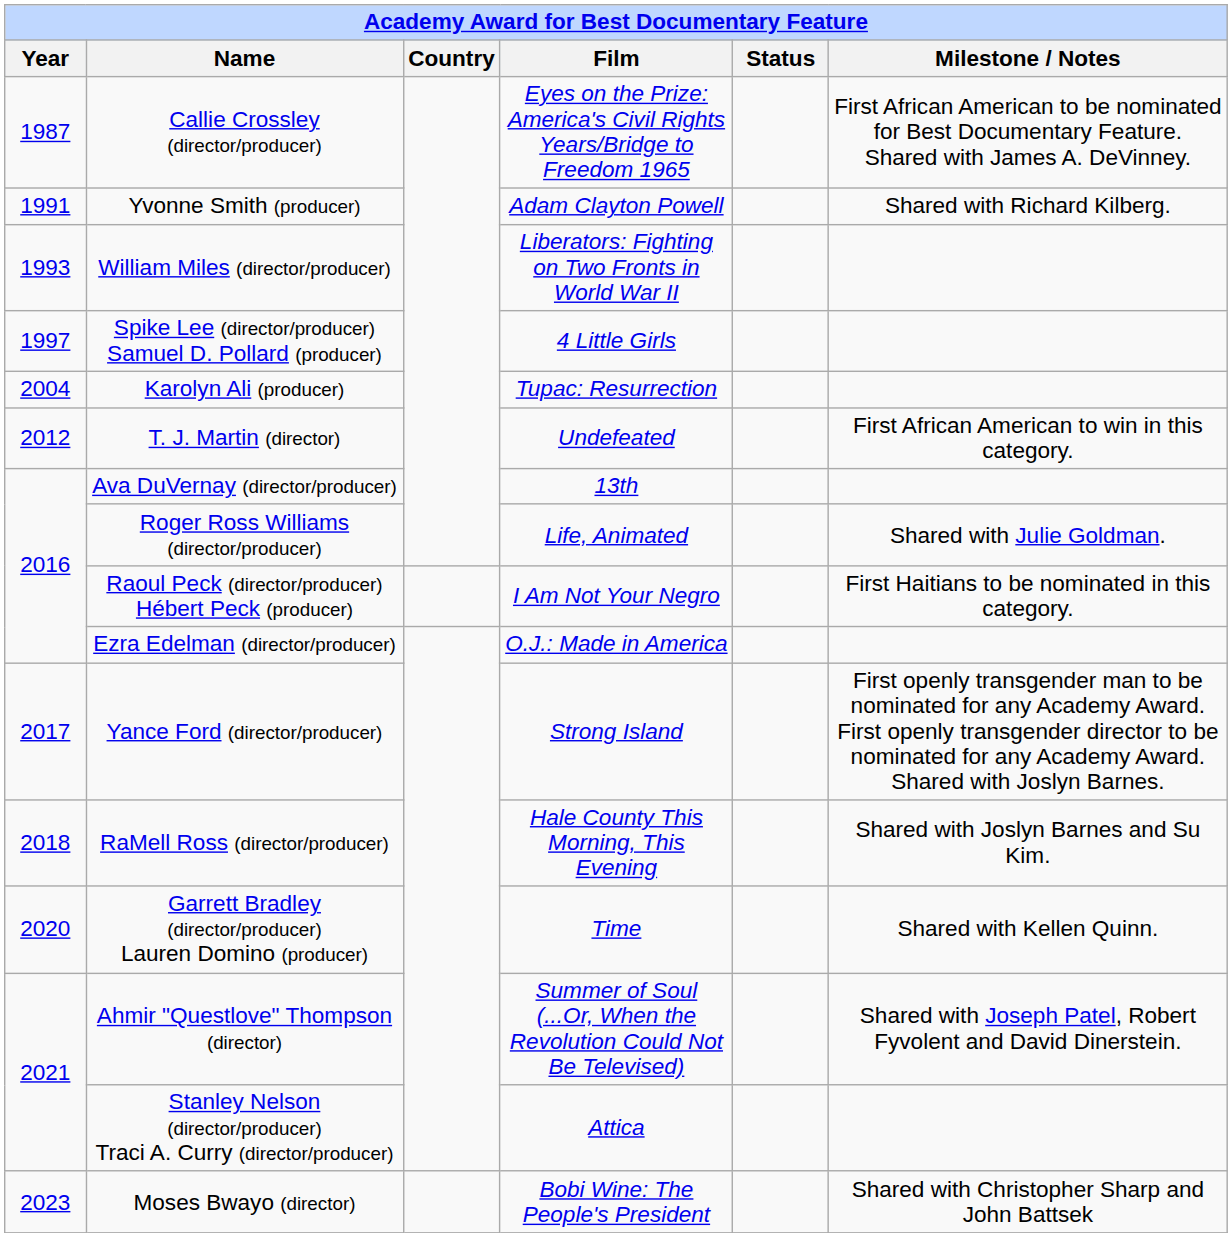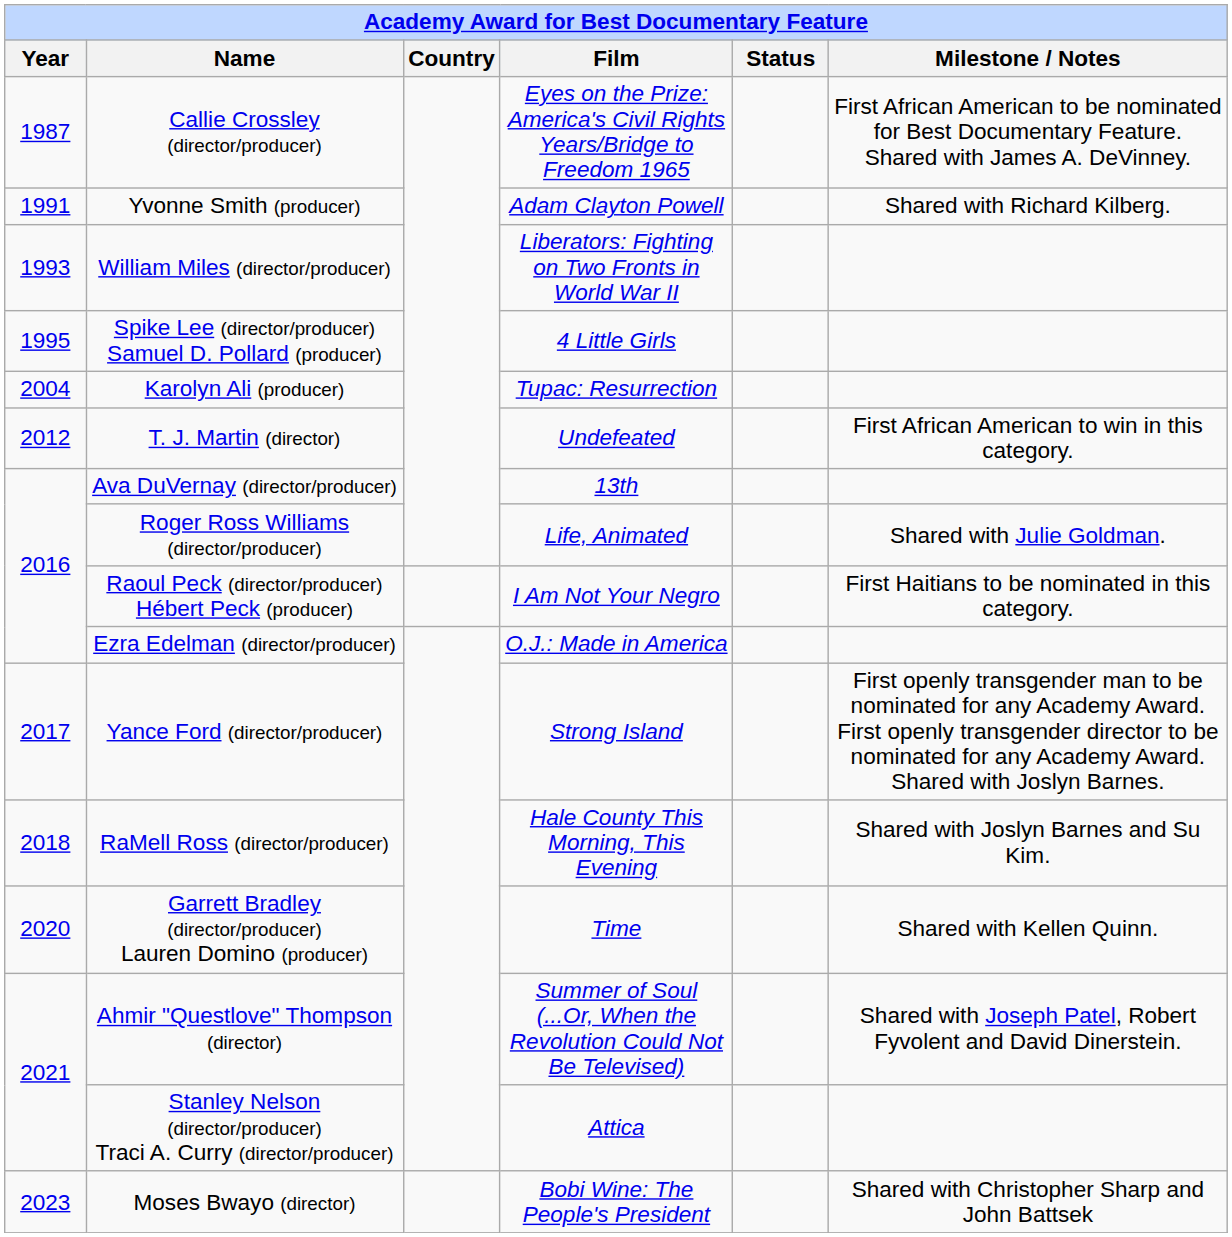(45, 340) 1997 -> (45, 340) 1995
